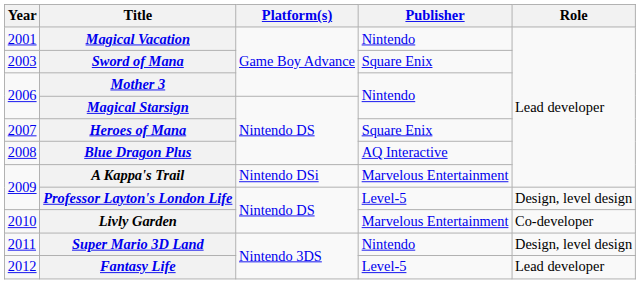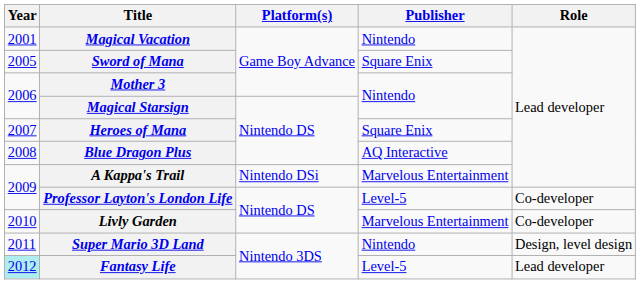(22, 61) 2003 -> (22, 61) 2005
(574, 198) Design, level design -> (554, 198) Co-developer
(22, 267) no background -> (22, 267) paleturquoise background
